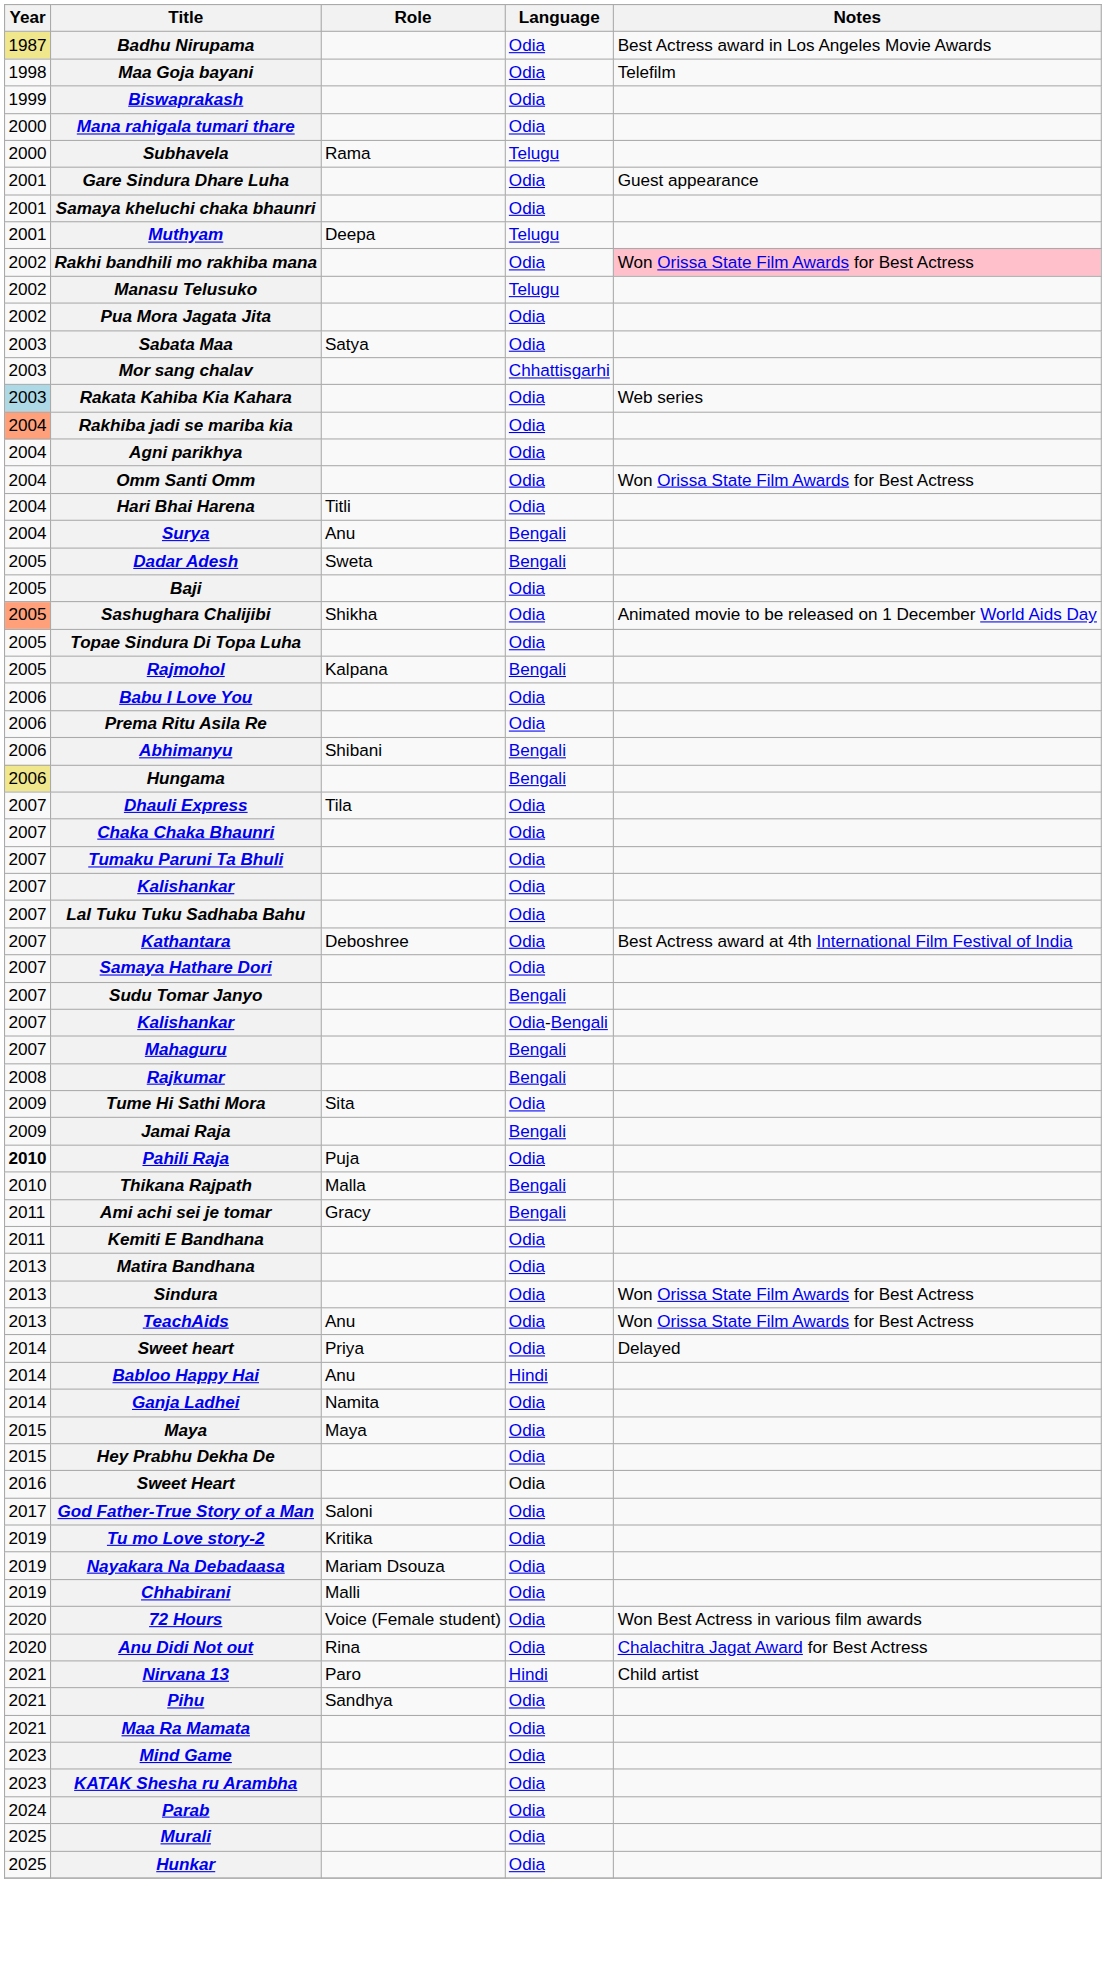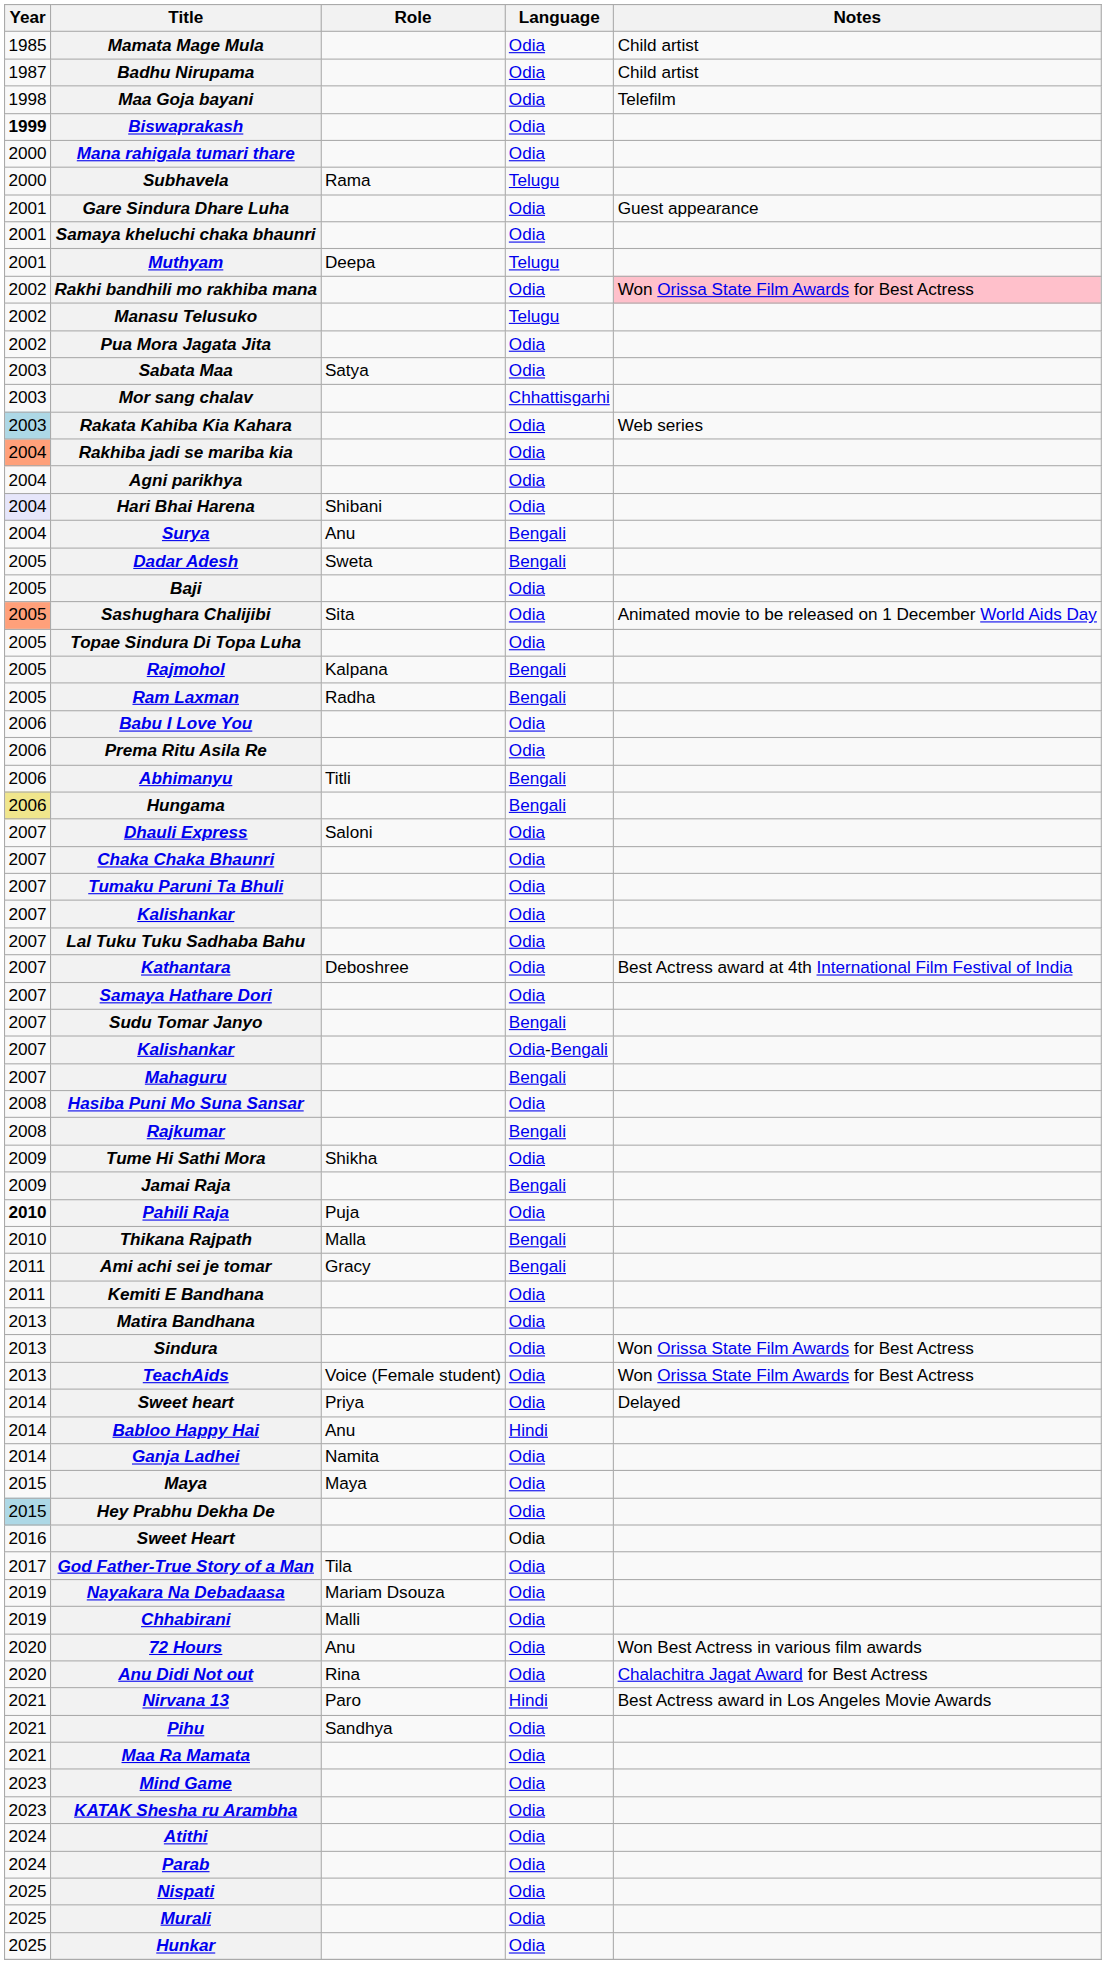+ row: (186, 45)
(28, 45) khaki background -> (28, 72) no background
(804, 45) Best Actress award in Los Angeles Movie Awards -> (658, 72) Child artist
(28, 99) normal -> (28, 126) bold
- row: (186, 479)
(28, 506) no background -> (28, 506) lavender background
(338, 506) Titli -> (353, 506) Shibani
(351, 615) Shikha -> (340, 615) Sita
+ row: (186, 696)
(353, 751) Shibani -> (338, 778) Titli
(338, 805) Tila -> (349, 832) Saloni
+ row: (186, 1104)
(340, 1104) Sita -> (351, 1158) Shikha
(340, 1321) Anu -> (413, 1375) Voice (Female student)
(28, 1457) no background -> (28, 1511) lightblue background
(349, 1511) Saloni -> (338, 1565) Tila
- row: (186, 1538)
(413, 1619) Voice (Female student) -> (340, 1647) Anu
(658, 1674) Child artist -> (804, 1701) Best Actress award in Los Angeles Movie Awards
+ row: (186, 1837)
+ row: (186, 1891)
